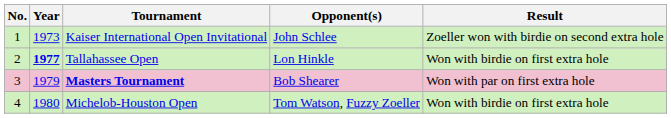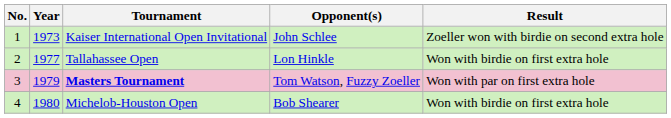(46, 59) bold -> (46, 59) normal
(306, 81) Bob Shearer -> (347, 81) Tom Watson, Fuzzy Zoeller
(347, 102) Tom Watson, Fuzzy Zoeller -> (306, 102) Bob Shearer
